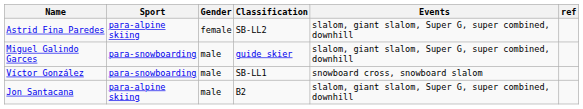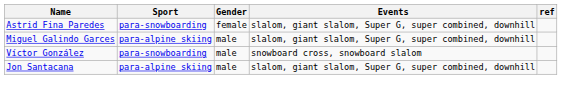- column: (272, 11)
(137, 30) para-alpine skiing -> (163, 25) para-snowboarding
(153, 54) para-snowboarding -> (165, 39) para-alpine skiing
